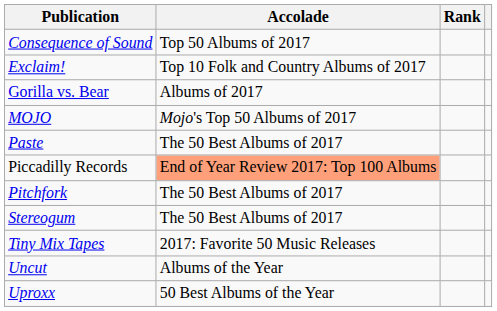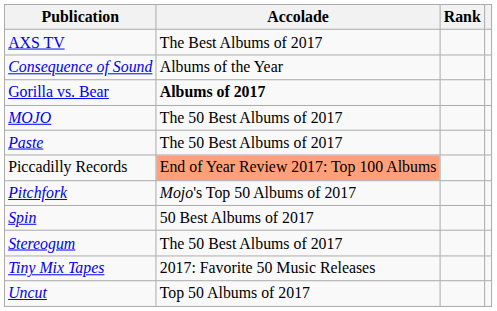+ row: (36, 42)
(235, 42) Top 50 Albums of 2017 -> (221, 67) Albums of the Year
- row: (37, 67)
(211, 92) normal -> (213, 92) bold
(258, 117) Mojo's Top 50 Albums of 2017 -> (251, 117) The 50 Best Albums of 2017
(251, 192) The 50 Best Albums of 2017 -> (258, 192) Mojo's Top 50 Albums of 2017
+ row: (22, 218)
(221, 268) Albums of the Year -> (235, 293) Top 50 Albums of 2017
- row: (32, 293)
